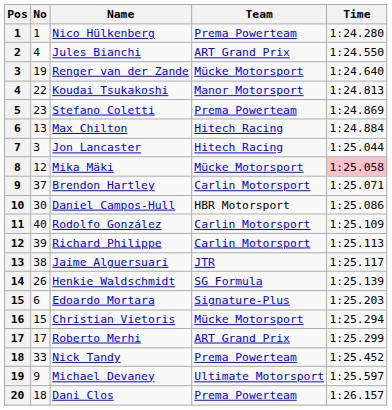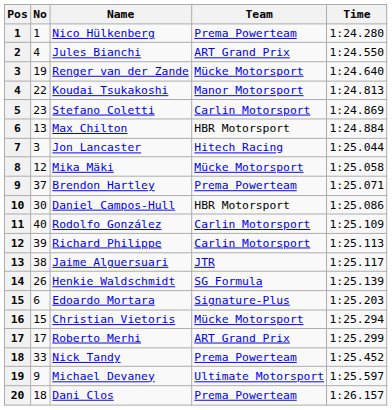(246, 109) Prema Powerteam -> (252, 109) Carlin Motorsport
(239, 128) Hitech Racing -> (242, 128) HBR Motorsport
(357, 166) pink background -> (357, 166) no background
(252, 185) Carlin Motorsport -> (246, 185) Prema Powerteam
